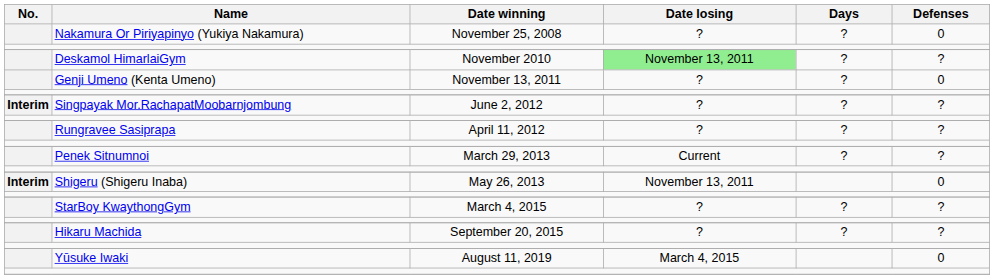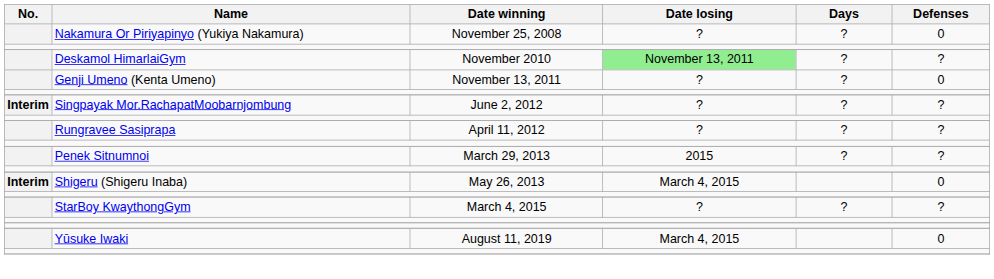(699, 156) Current -> (699, 156) 2015
(699, 181) November 13, 2011 -> (699, 181) March 4, 2015
- row: (98, 232)
